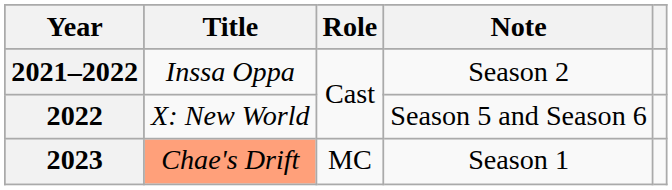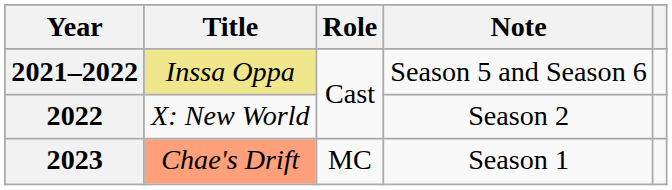(230, 71) no background -> (230, 71) khaki background
(519, 71) Season 2 -> (519, 71) Season 5 and Season 6
(519, 116) Season 5 and Season 6 -> (519, 116) Season 2
